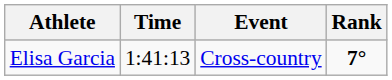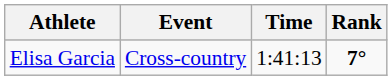columns swapped: (261, 22) <-> (158, 22)
